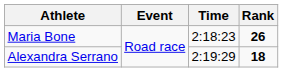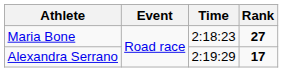(258, 36) 26 -> (258, 36) 27
(258, 57) 18 -> (258, 57) 17
